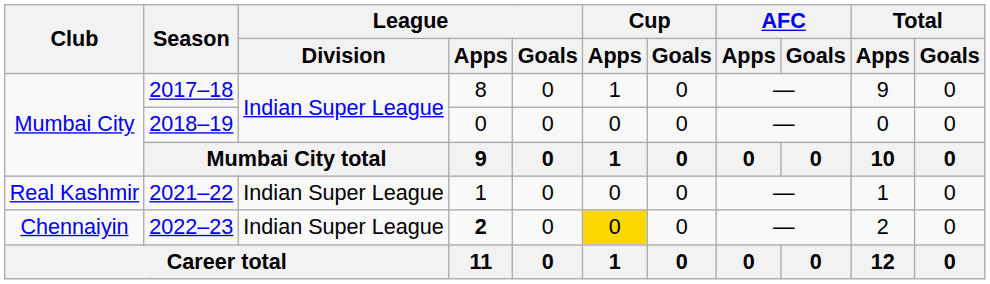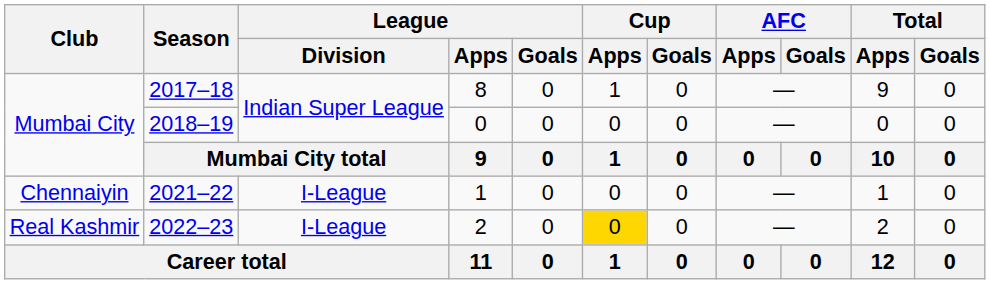(74, 192) Real Kashmir -> (74, 192) Chennaiyin
(344, 192) Indian Super League -> (344, 192) I-League
(74, 227) Chennaiyin -> (74, 227) Real Kashmir
(344, 227) Indian Super League -> (344, 227) I-League
(481, 227) bold -> (481, 227) normal
